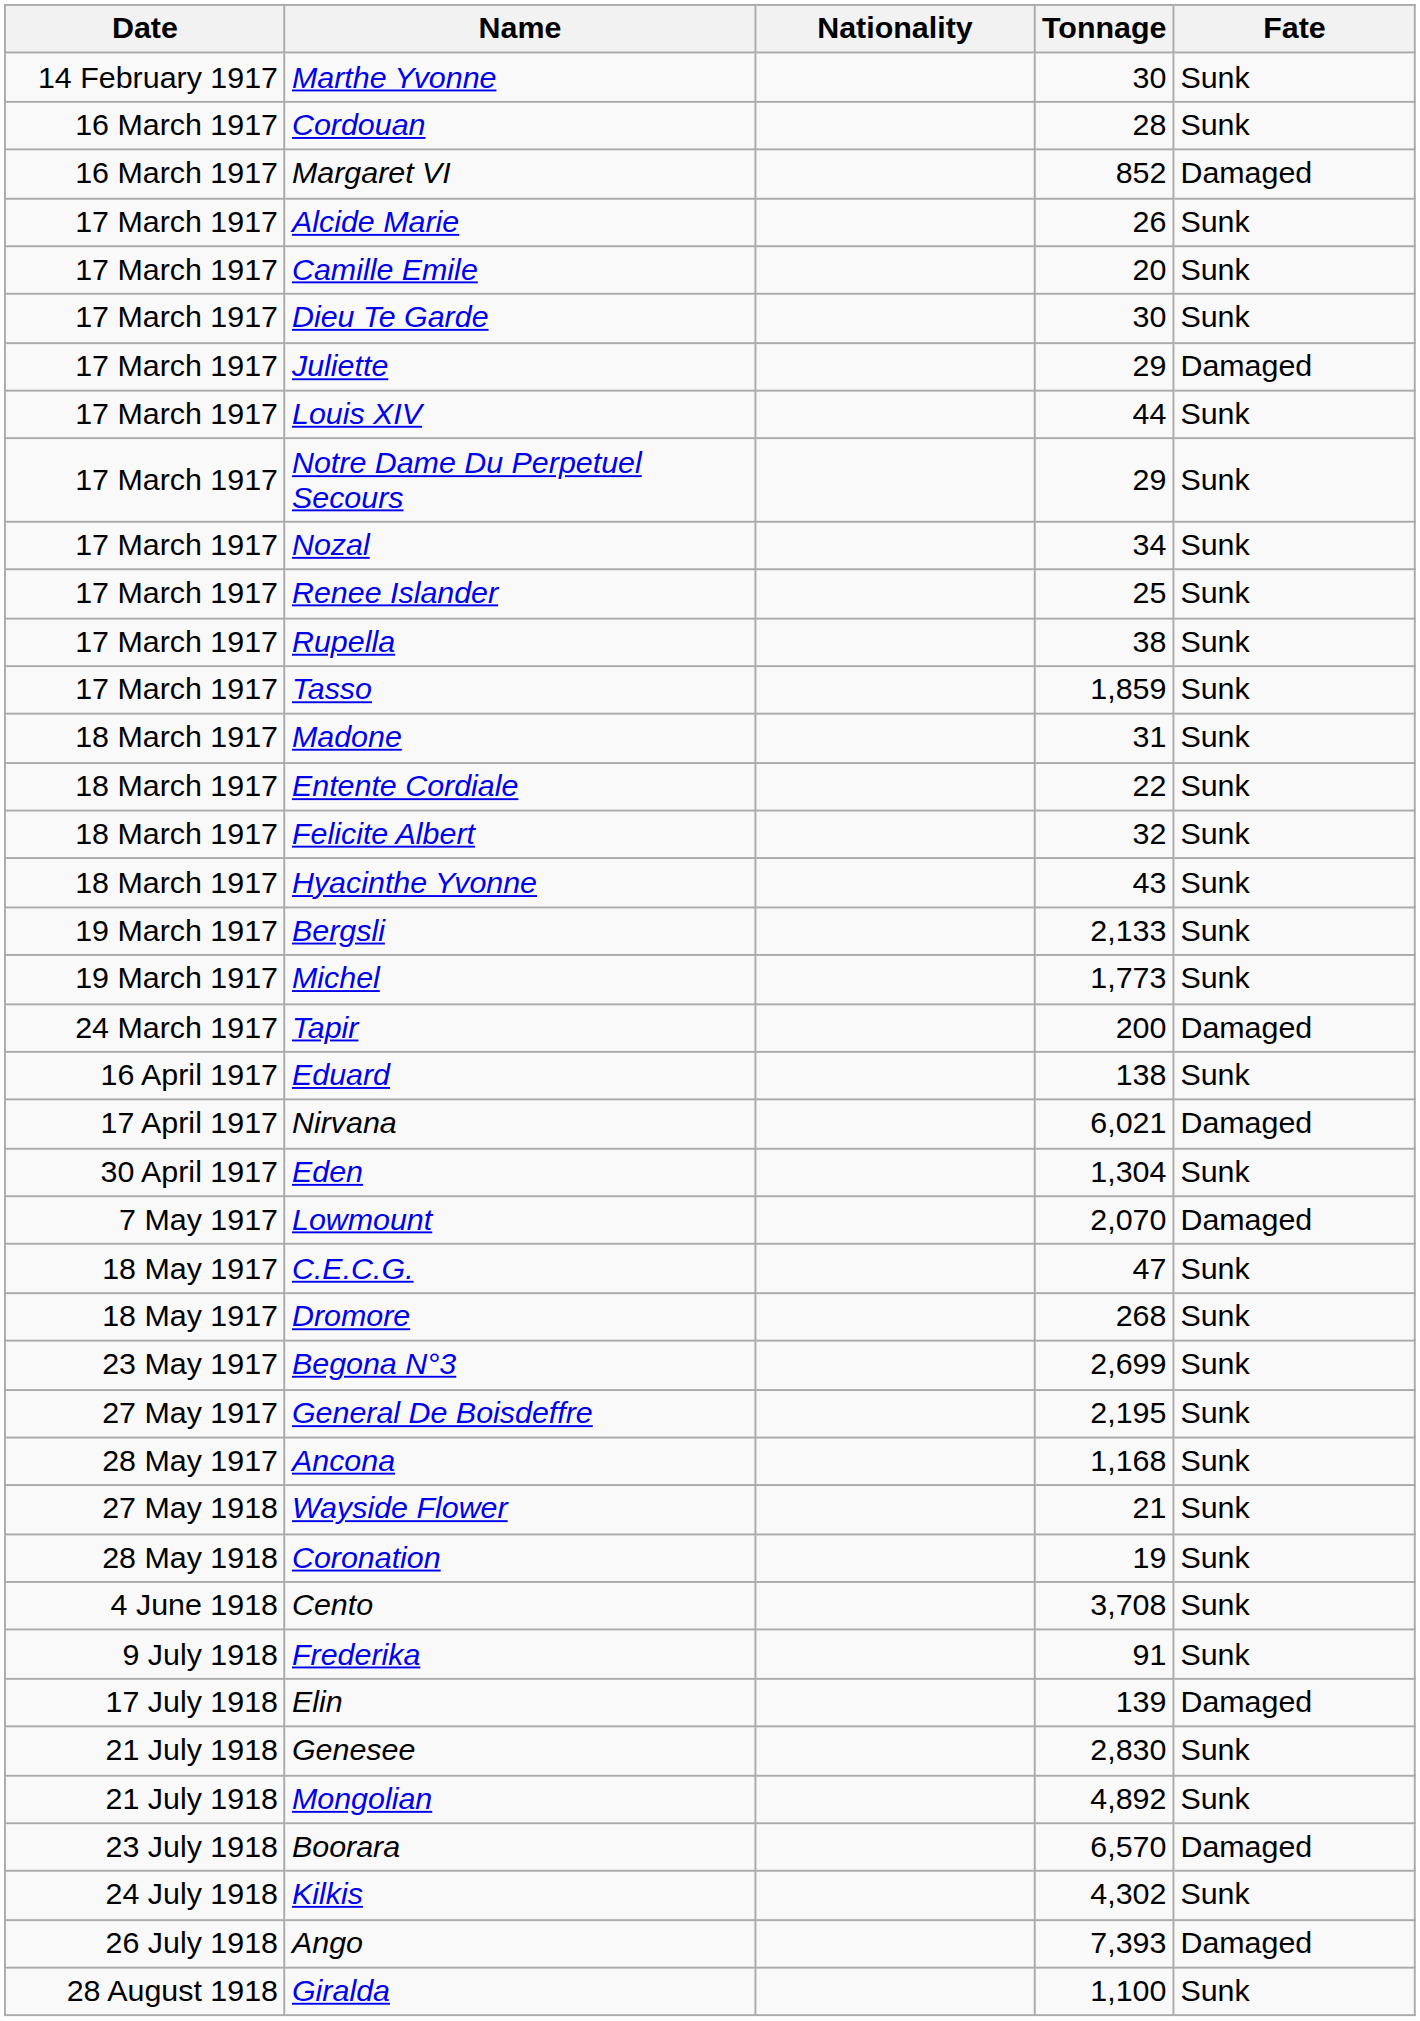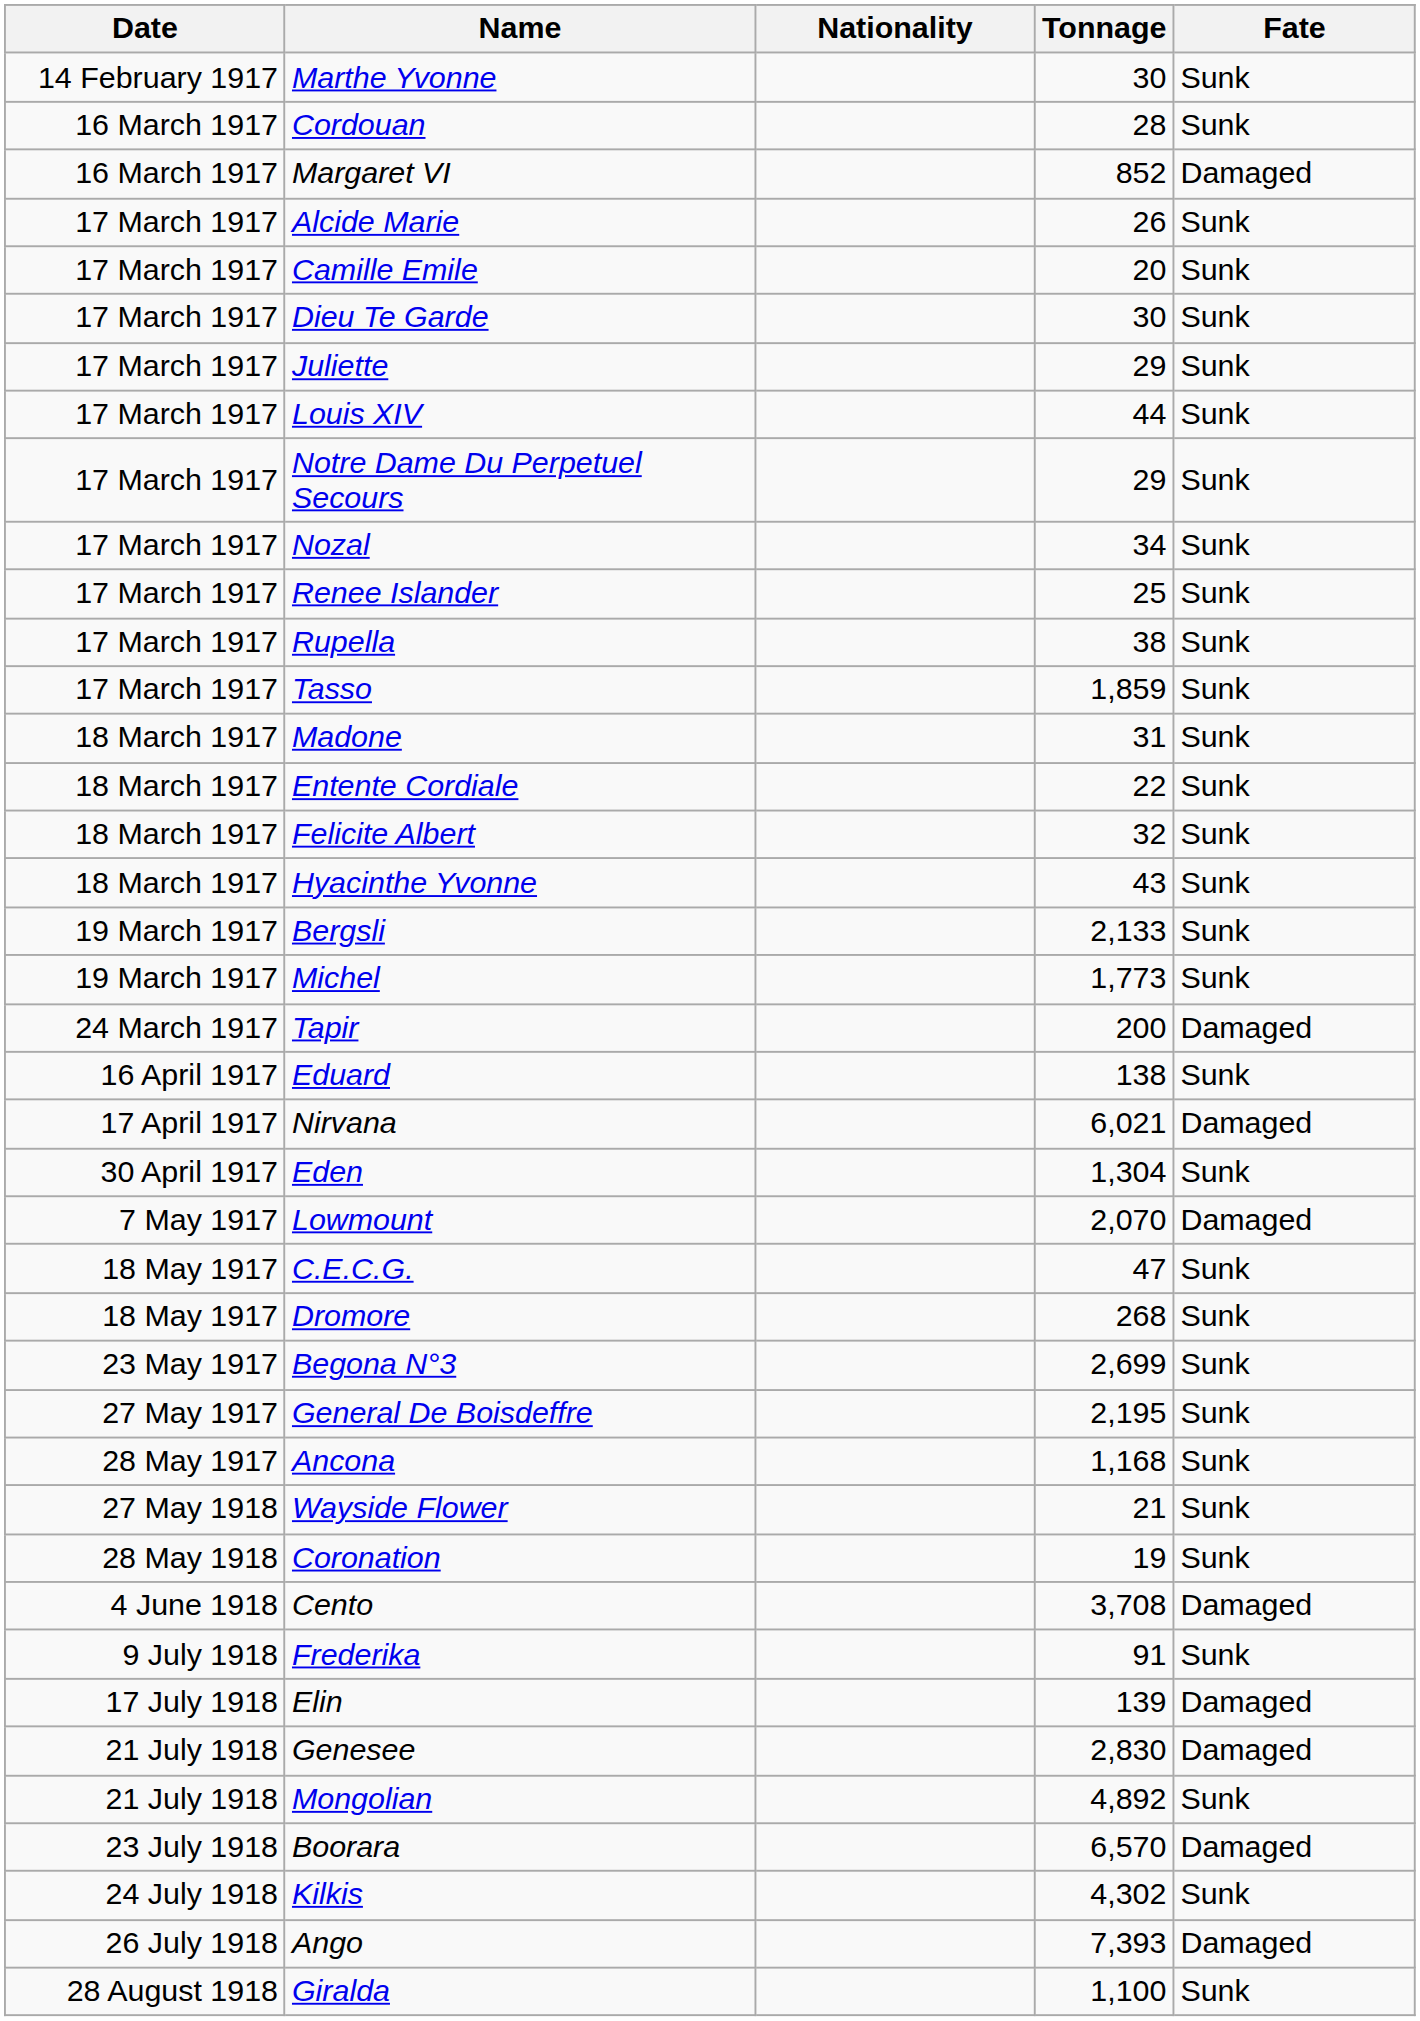(1246, 366) Damaged -> (1215, 366) Sunk
(1215, 1605) Sunk -> (1246, 1605) Damaged
(1215, 1750) Sunk -> (1246, 1750) Damaged
